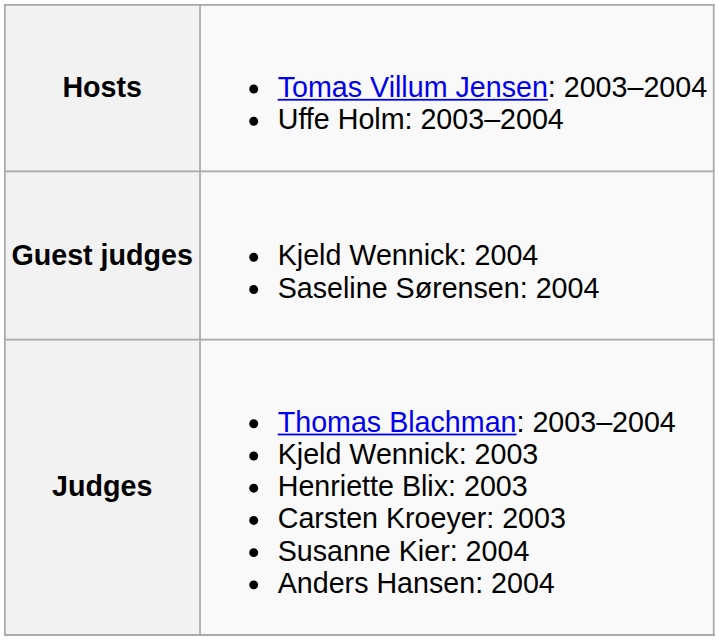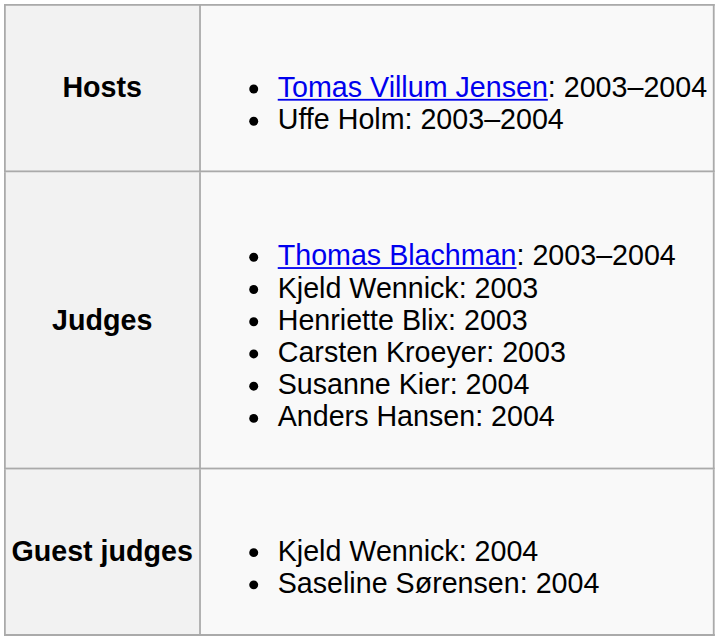rows swapped: (102, 486) <-> (102, 255)
